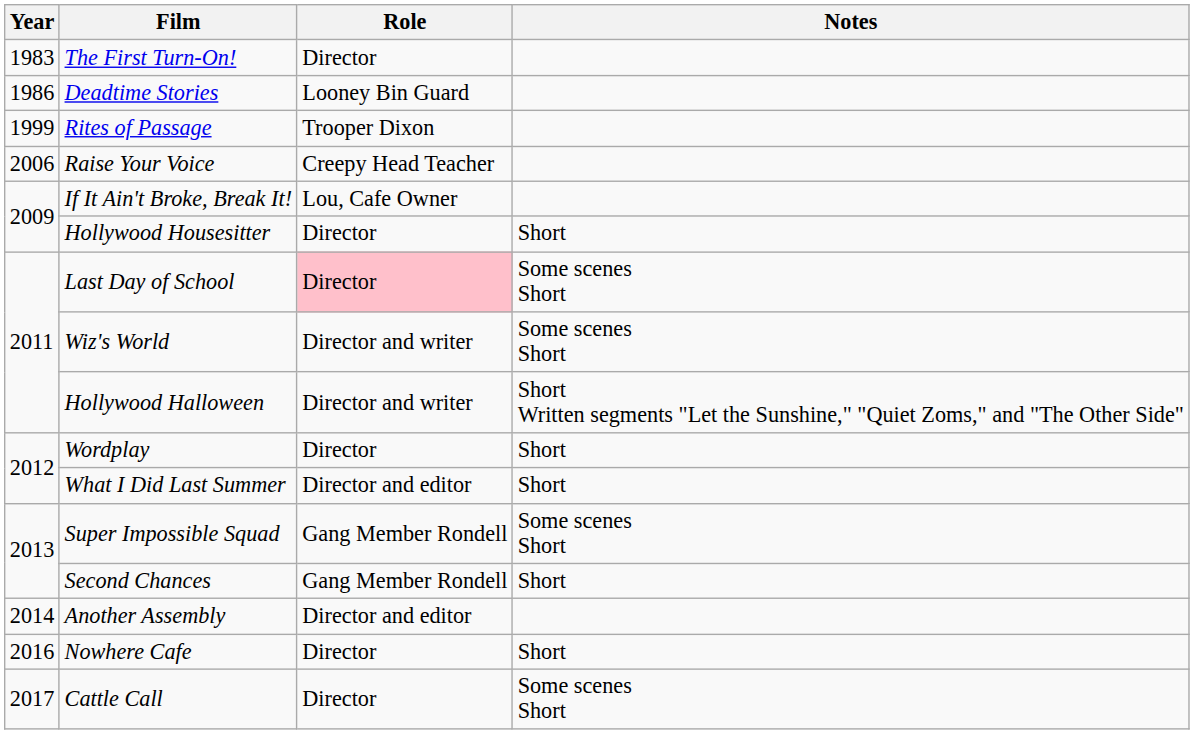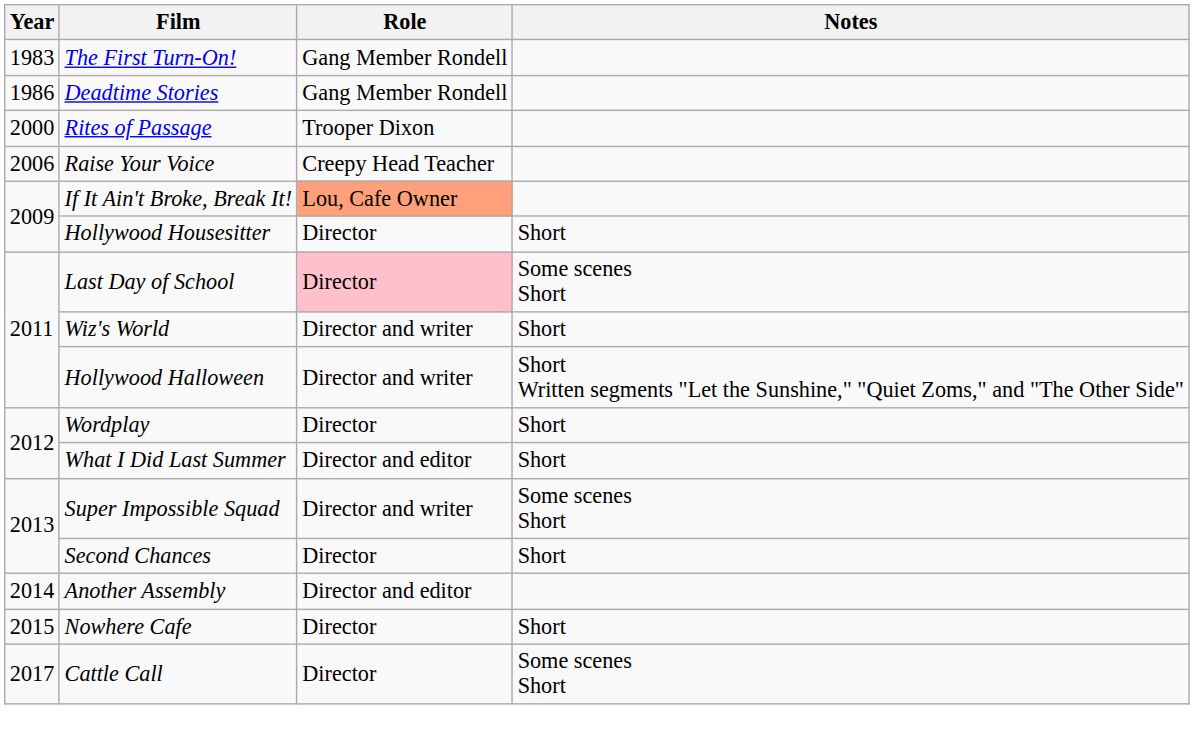(339, 57) Director -> (405, 57) Gang Member Rondell
(386, 92) Looney Bin Guard -> (405, 92) Gang Member Rondell
(32, 127) 1999 -> (32, 127) 2000
(380, 198) no background -> (380, 198) lightsalmon background
(575, 341) Some scenes Short -> (542, 329) Short
(405, 532) Gang Member Rondell -> (388, 507) Director and writer
(405, 580) Gang Member Rondell -> (339, 555) Director
(32, 651) 2016 -> (32, 626) 2015
